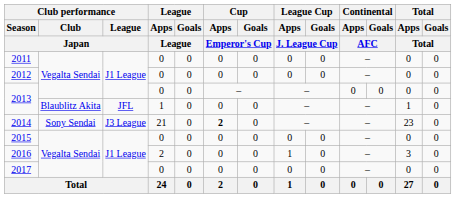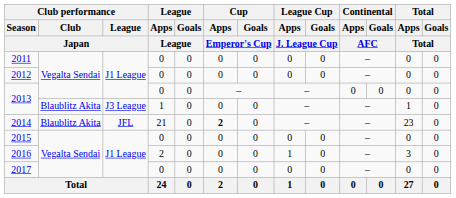(126, 106) JFL -> (126, 106) J3 League
(71, 122) Sony Sendai -> (71, 122) Blaublitz Akita
(126, 122) J3 League -> (126, 122) JFL
